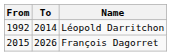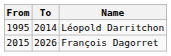(18, 28) 1992 -> (18, 28) 1995
